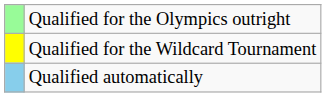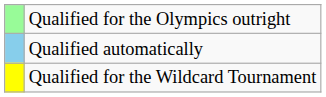rows swapped: (116, 77) <-> (173, 48)
